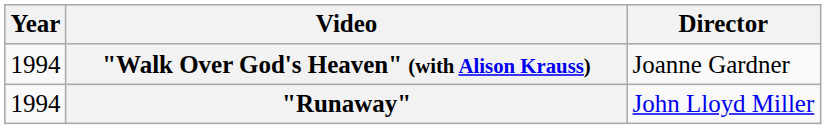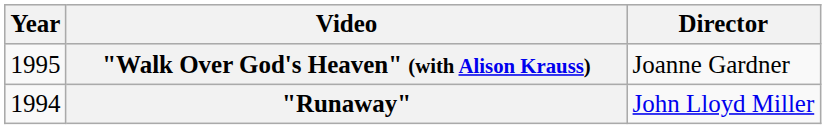(35, 63) 1994 -> (35, 63) 1995
